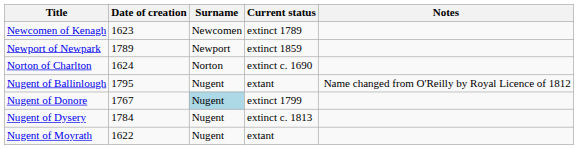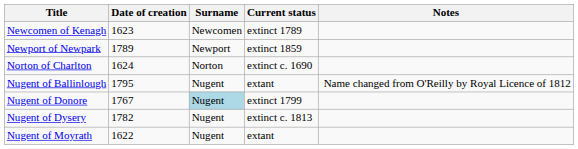(122, 118) 1784 -> (122, 118) 1782
